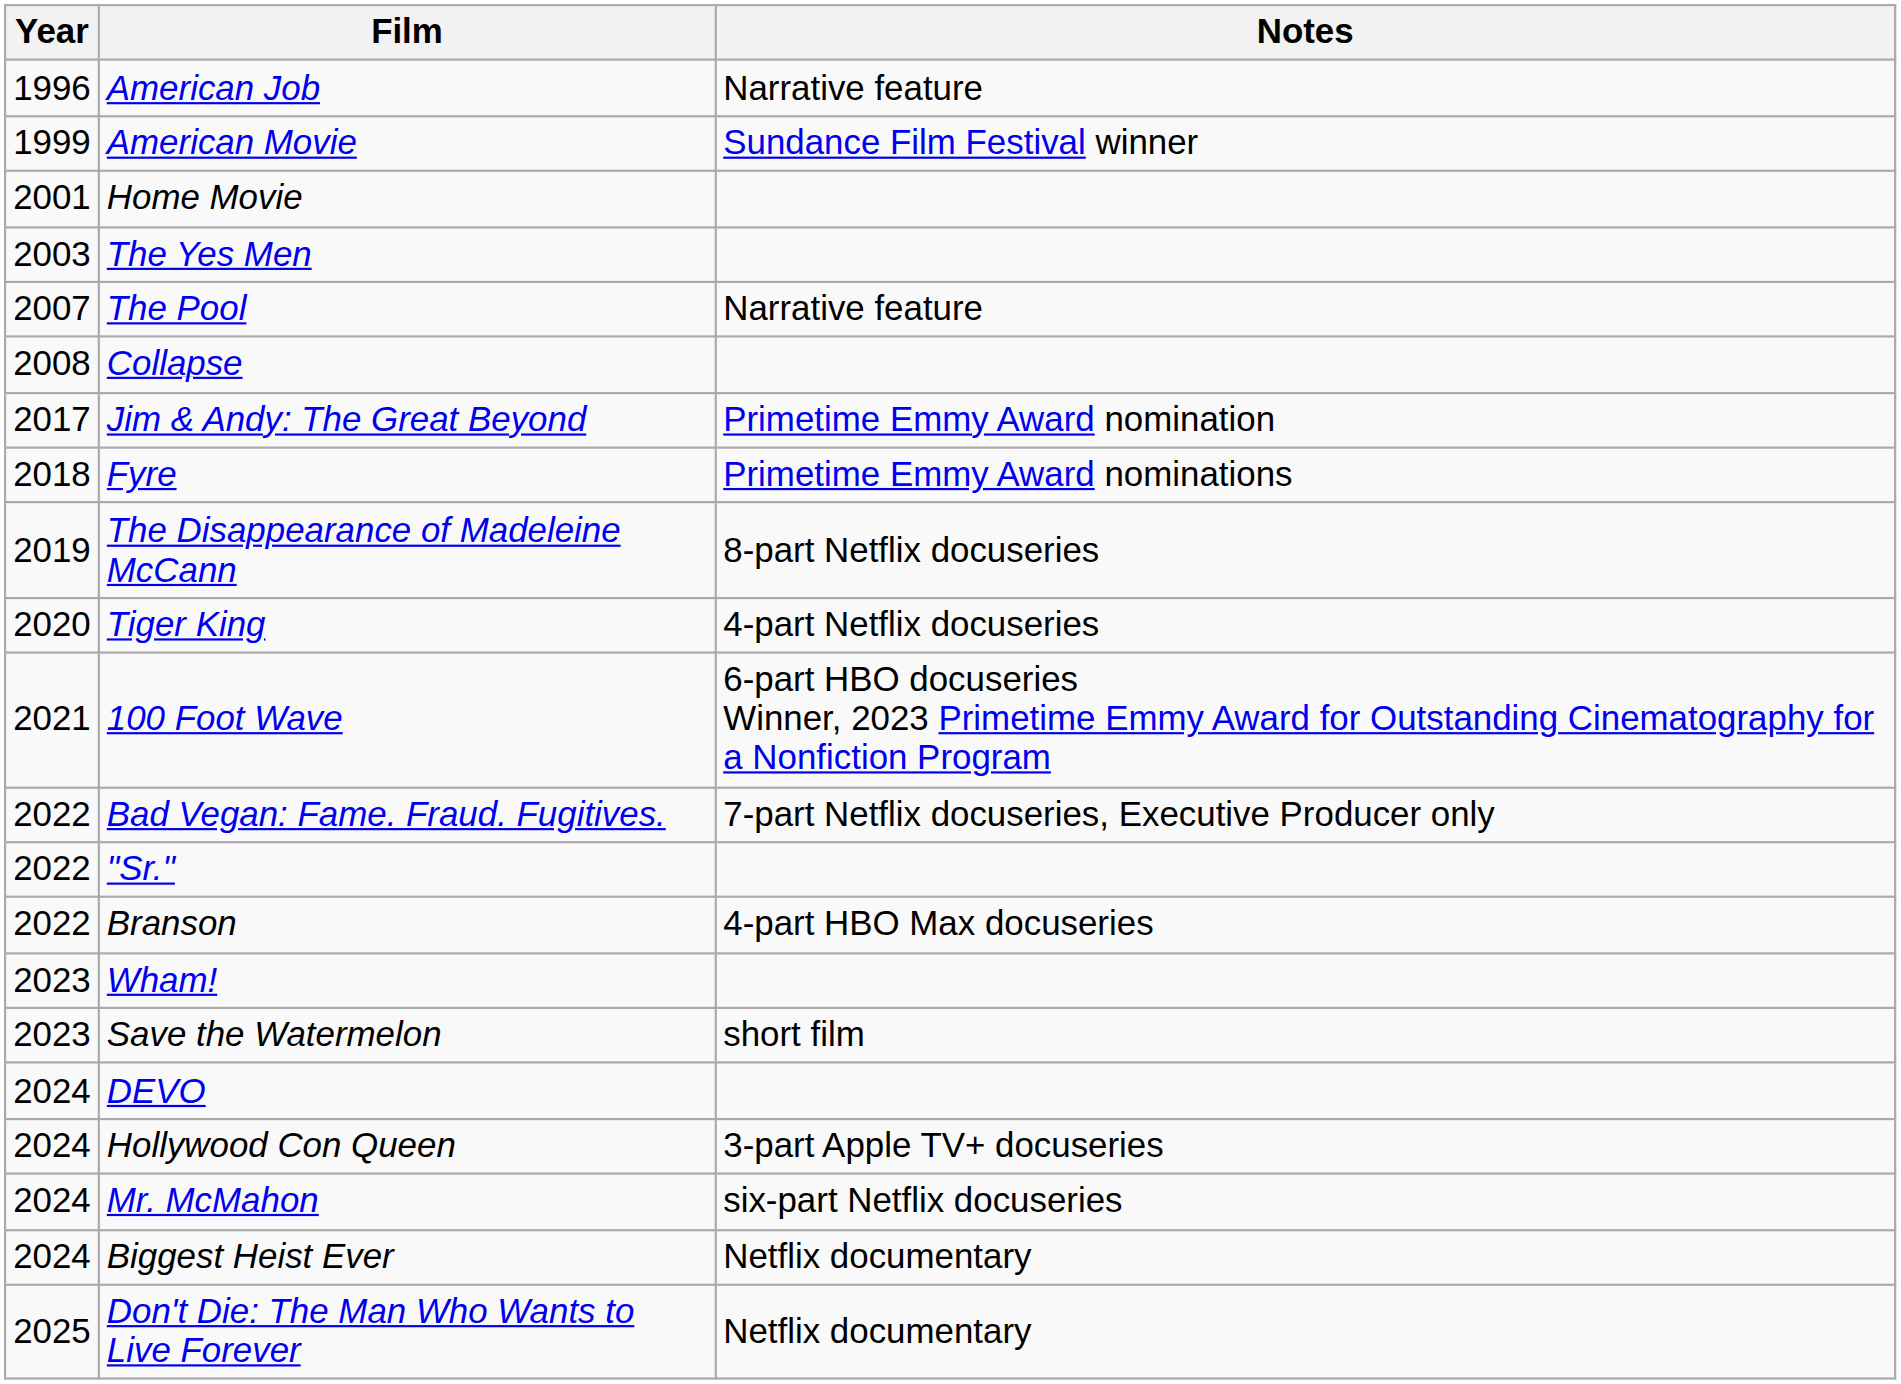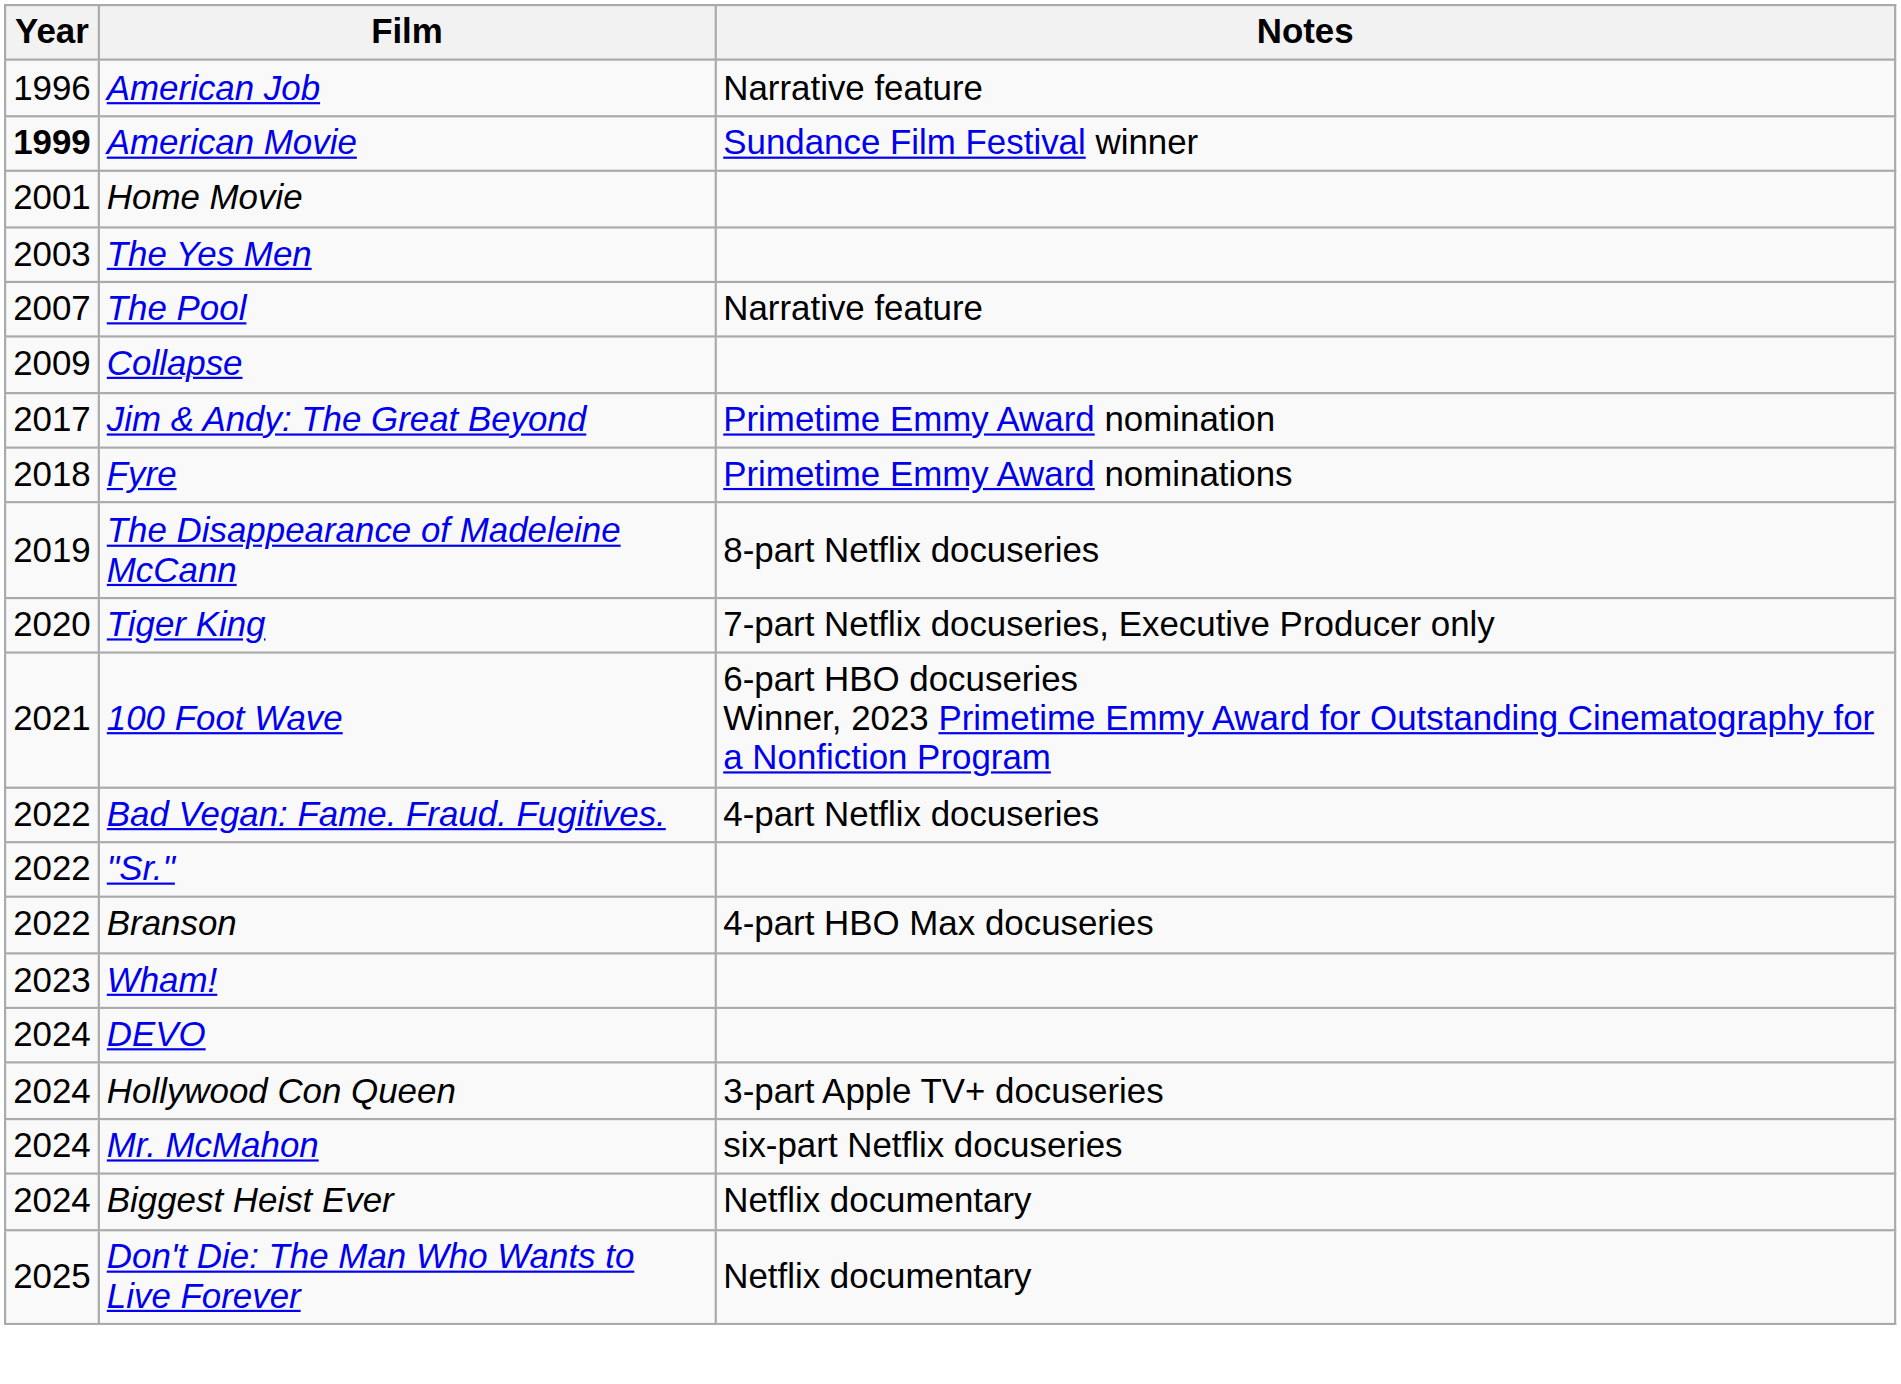(52, 142) normal -> (52, 142) bold
(52, 364) 2008 -> (52, 364) 2009
(911, 624) 4-part Netflix docuseries -> (1109, 624) 7-part Netflix docuseries, Executive Producer only
(1109, 813) 7-part Netflix docuseries, Executive Producer only -> (911, 813) 4-part Netflix docuseries
- row: (274, 1034)
